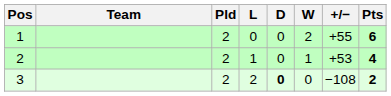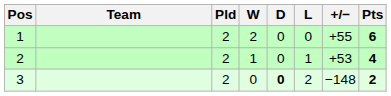columns swapped: (308, 15) <-> (253, 15)
(340, 79) −108 -> (340, 79) −148
